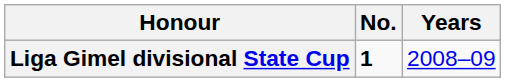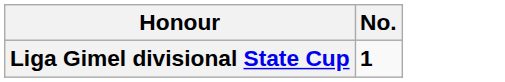- column: (451, 22)
